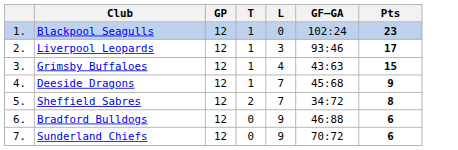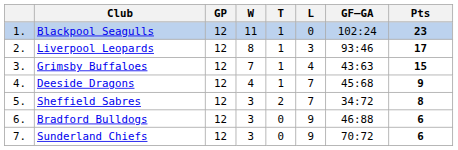+ column: (251, 13)
